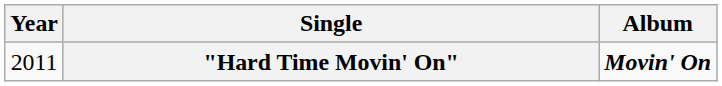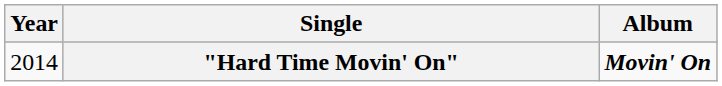(34, 61) 2011 -> (34, 61) 2014
